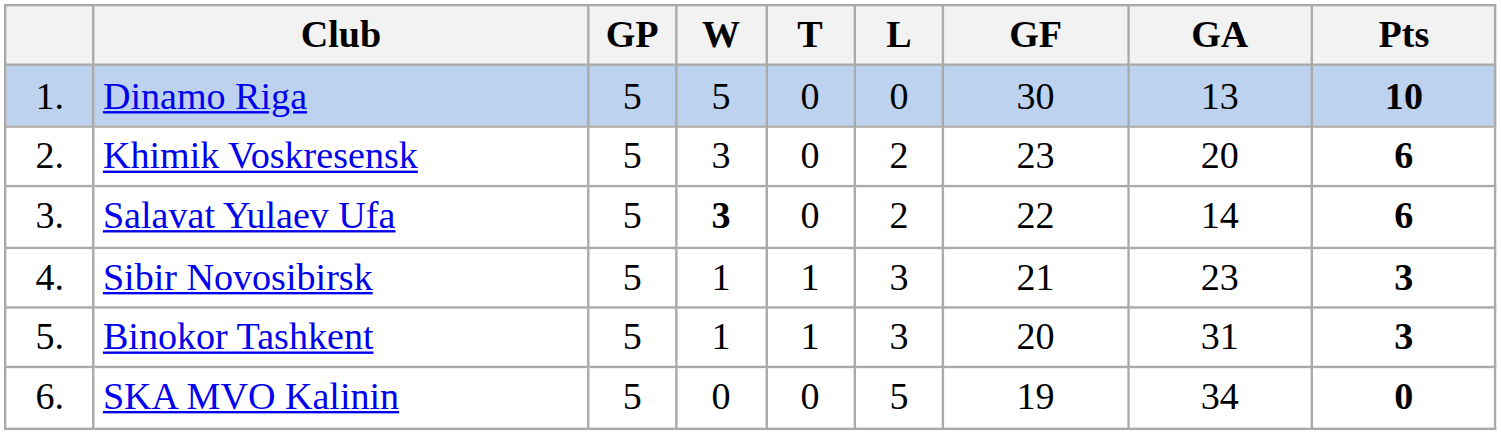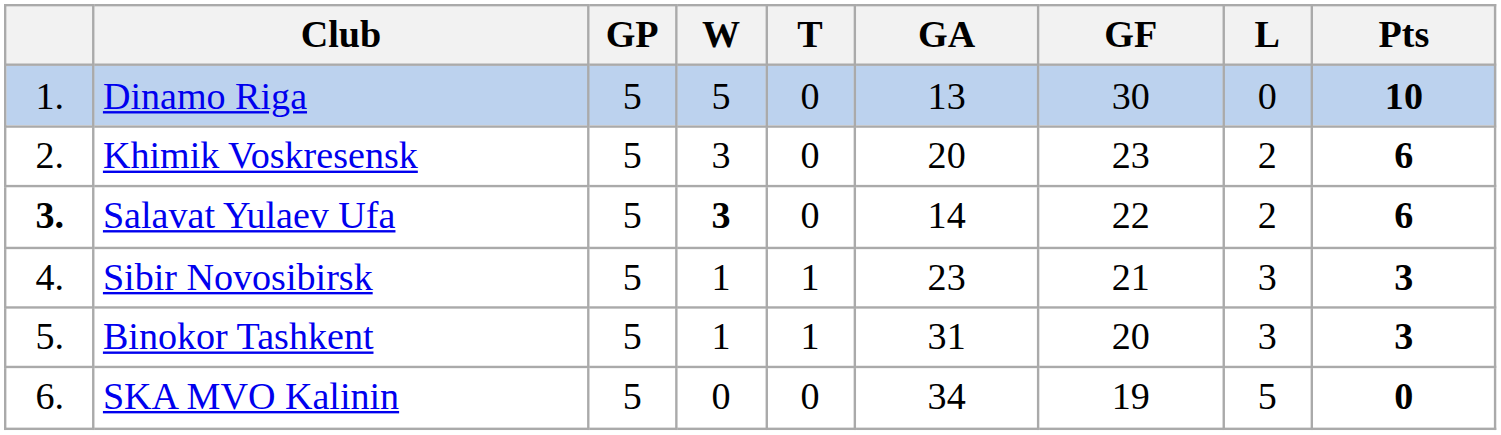columns swapped: (899, 34) <-> (1220, 34)
(50, 215) normal -> (50, 215) bold
